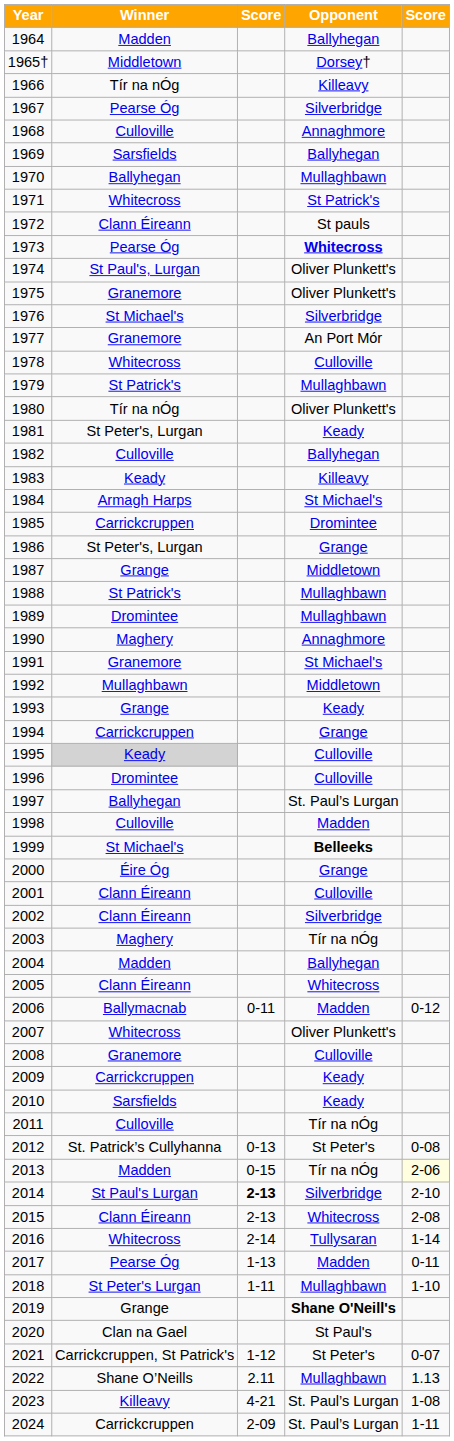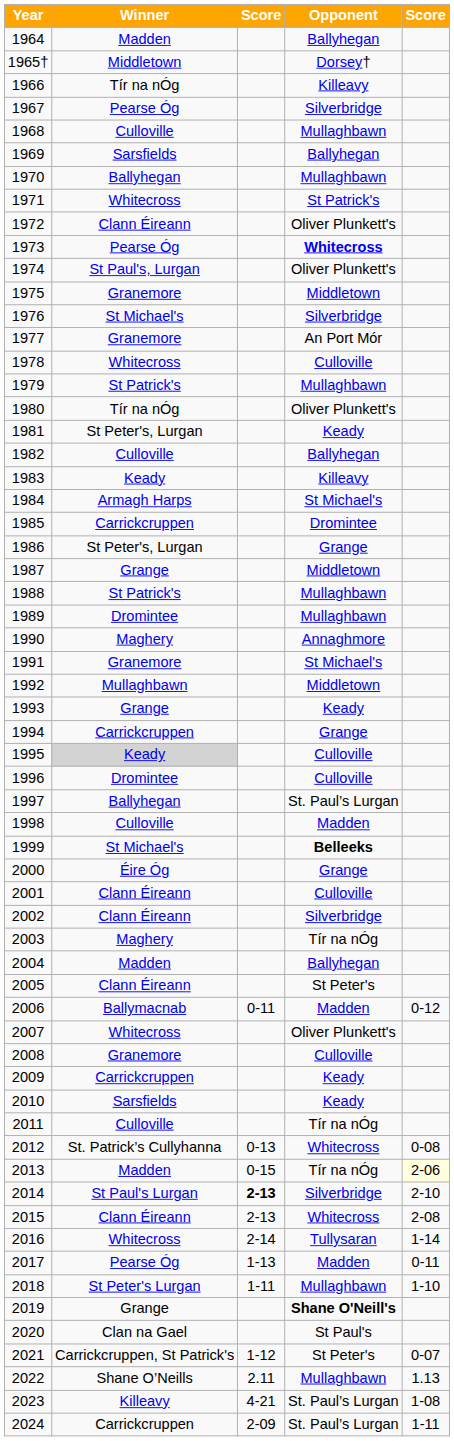(343, 131) Annaghmore -> (343, 131) Mullaghbawn
(343, 223) St pauls -> (343, 223) Oliver Plunkett's
(343, 293) Oliver Plunkett's -> (343, 293) Middletown
(343, 985) Whitecross -> (343, 985) St Peter's
(343, 1147) St Peter's -> (343, 1147) Whitecross
